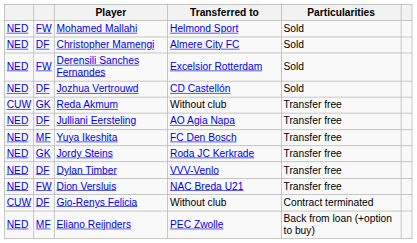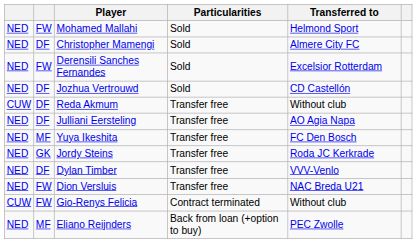columns swapped: (224, 12) <-> (341, 12)
(43, 105) GK -> (43, 105) DF
(43, 202) DF -> (44, 202) FW
